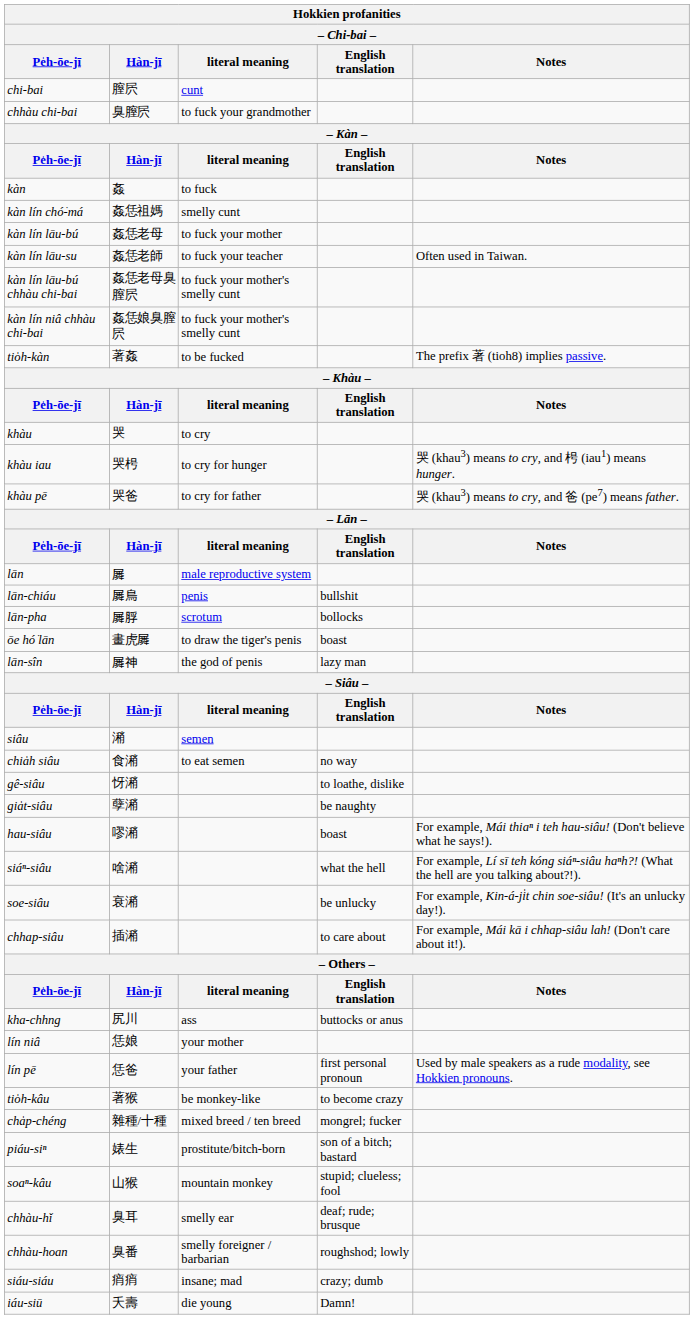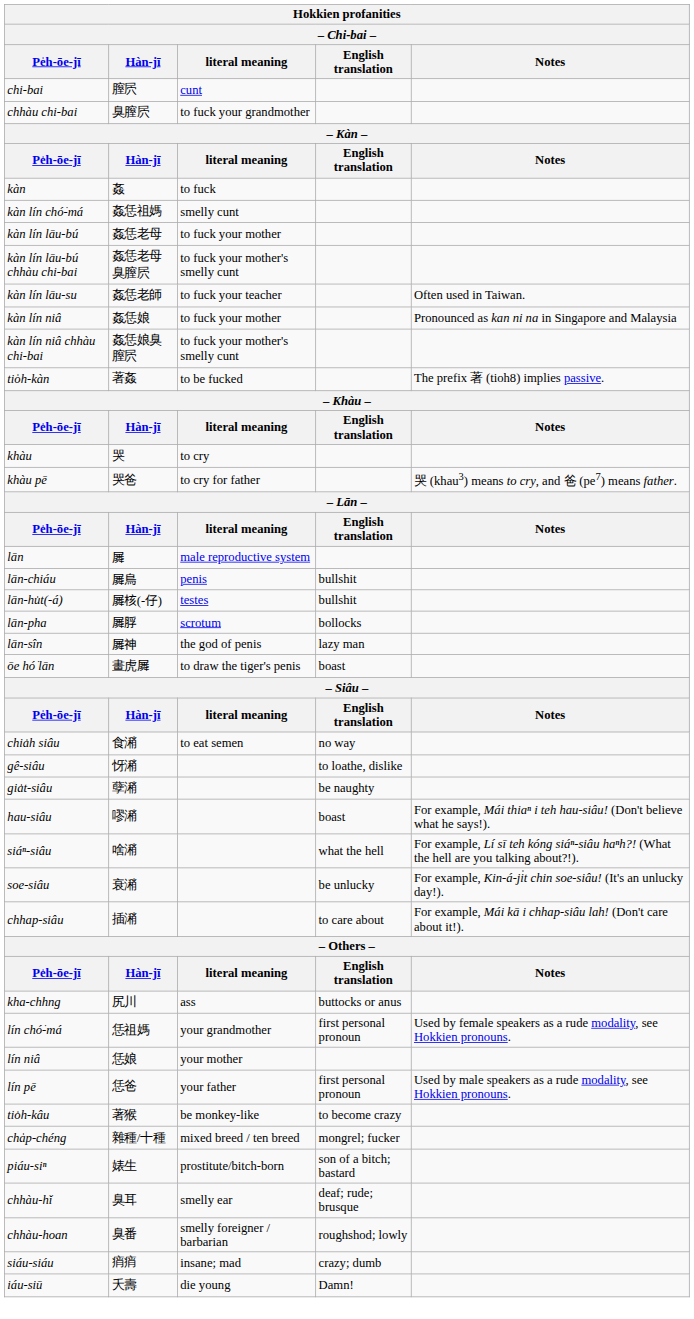rows swapped: (43, 287) <-> (42, 256)
+ row: (34, 317)
- row: (29, 464)
+ row: (35, 600)
rows swapped: (25, 662) <-> (31, 639)
- row: (18, 738)
+ row: (35, 1030)
- row: (29, 1183)
